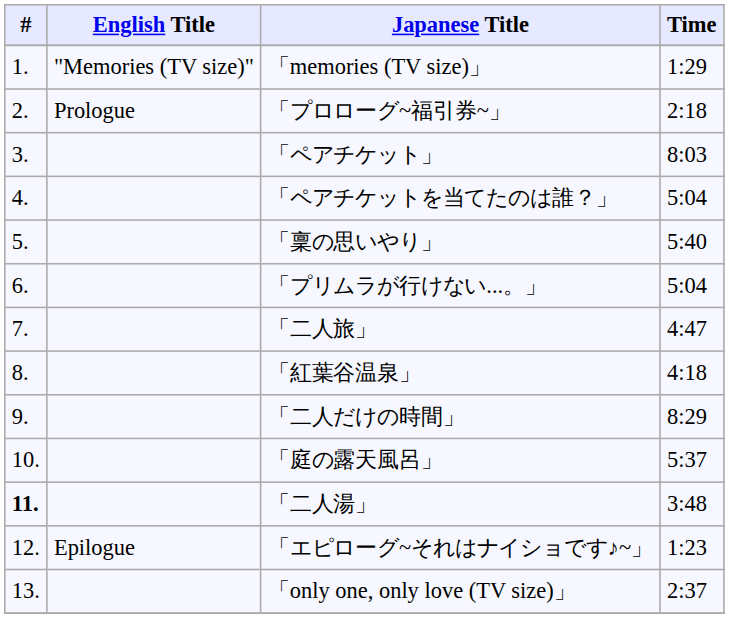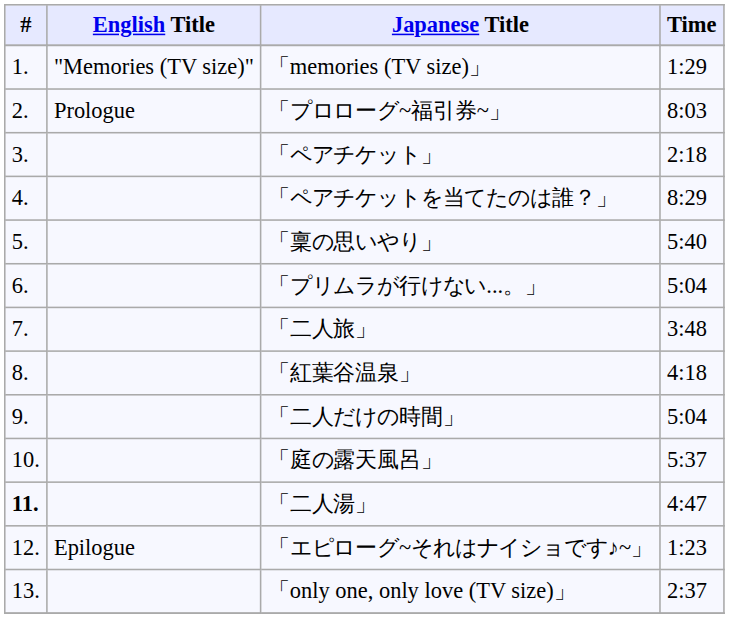(687, 110) 2:18 -> (687, 110) 8:03
(687, 154) 8:03 -> (687, 154) 2:18
(687, 198) 5:04 -> (687, 198) 8:29
(687, 329) 4:47 -> (687, 329) 3:48
(687, 416) 8:29 -> (687, 416) 5:04
(687, 504) 3:48 -> (687, 504) 4:47
